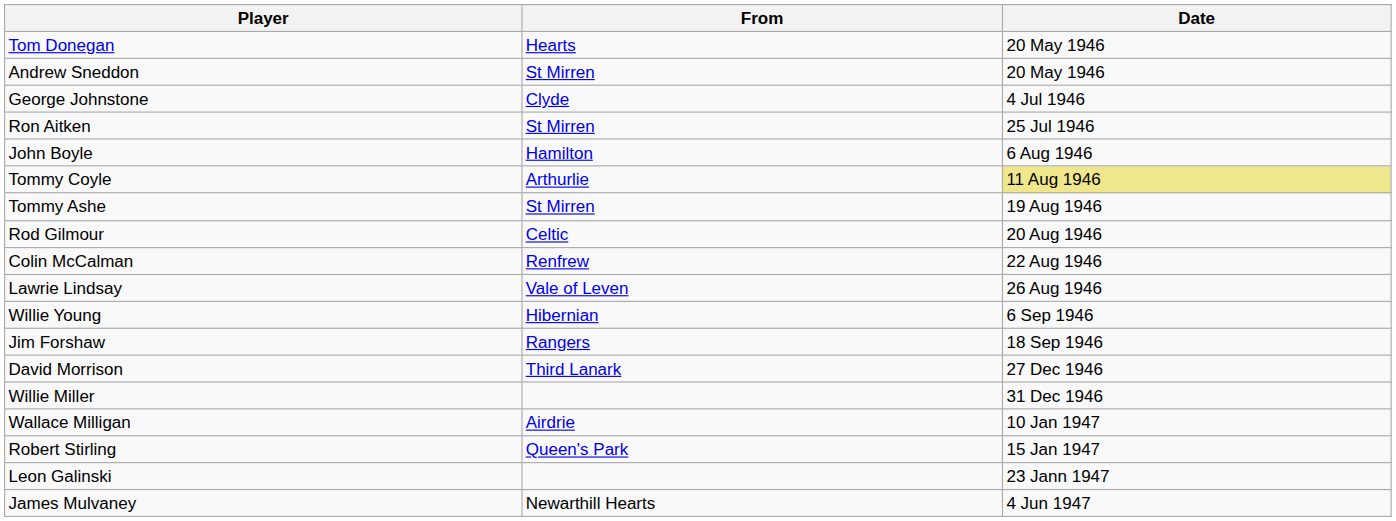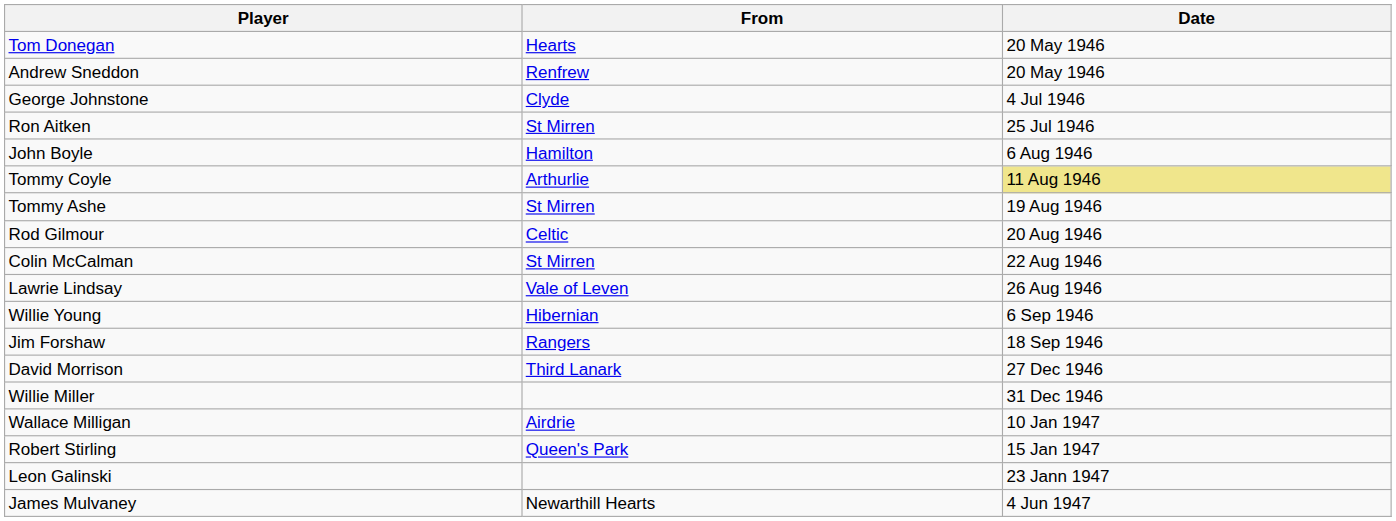(560, 72) St Mirren -> (557, 72) Renfrew
(557, 261) Renfrew -> (560, 261) St Mirren
